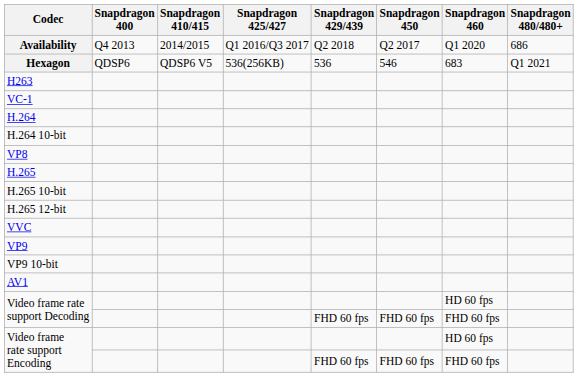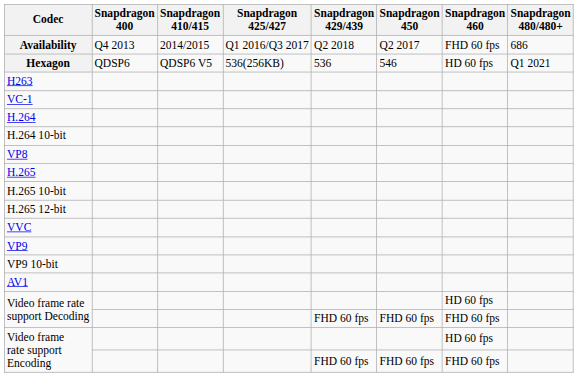(465, 44) Q1 2020 -> (472, 44) FHD 60 fps
(454, 63) 683 -> (469, 63) HD 60 fps
